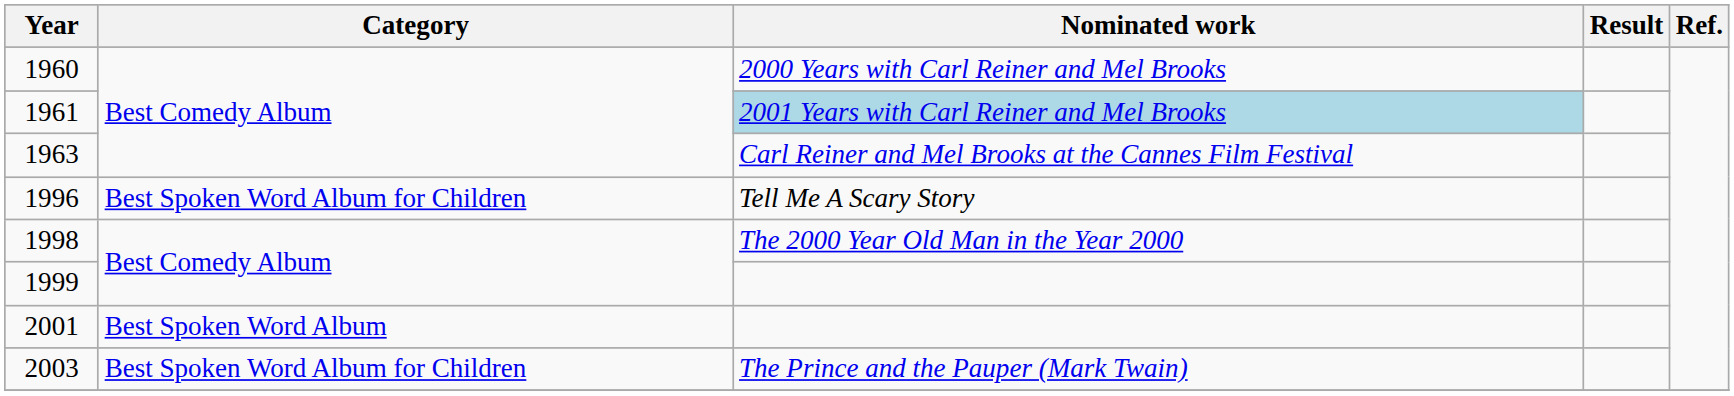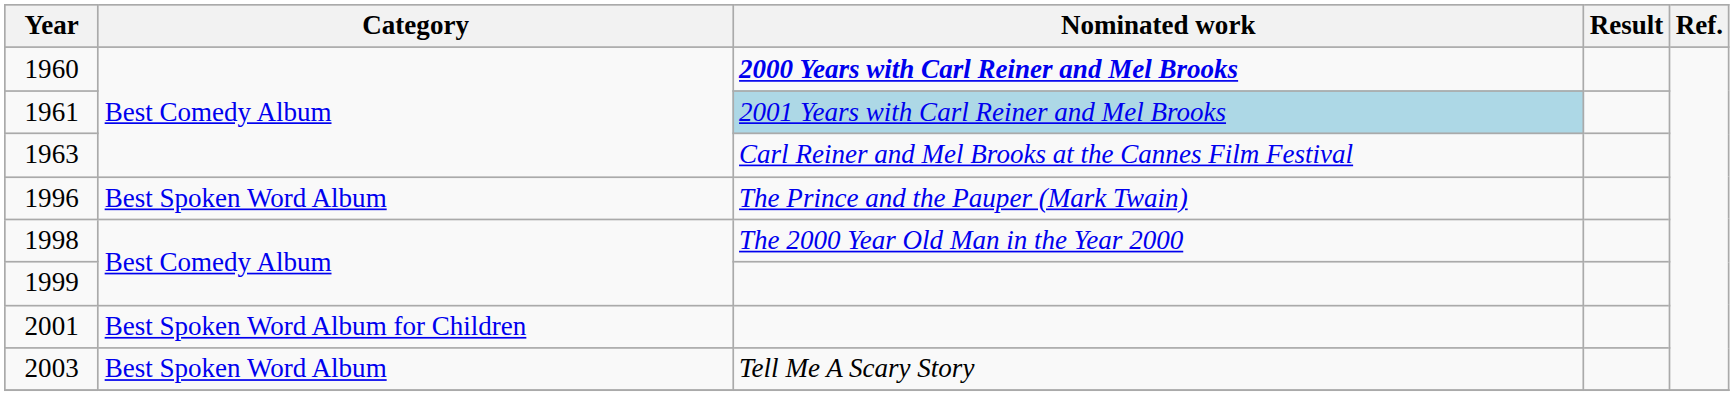(983, 68) normal -> (989, 68) bold
(316, 197) Best Spoken Word Album for Children -> (246, 197) Best Spoken Word Album
(857, 197) Tell Me A Scary Story -> (963, 197) The Prince and the Pauper (Mark Twain)
(246, 326) Best Spoken Word Album -> (316, 326) Best Spoken Word Album for Children
(316, 369) Best Spoken Word Album for Children -> (246, 369) Best Spoken Word Album
(963, 369) The Prince and the Pauper (Mark Twain) -> (857, 369) Tell Me A Scary Story
